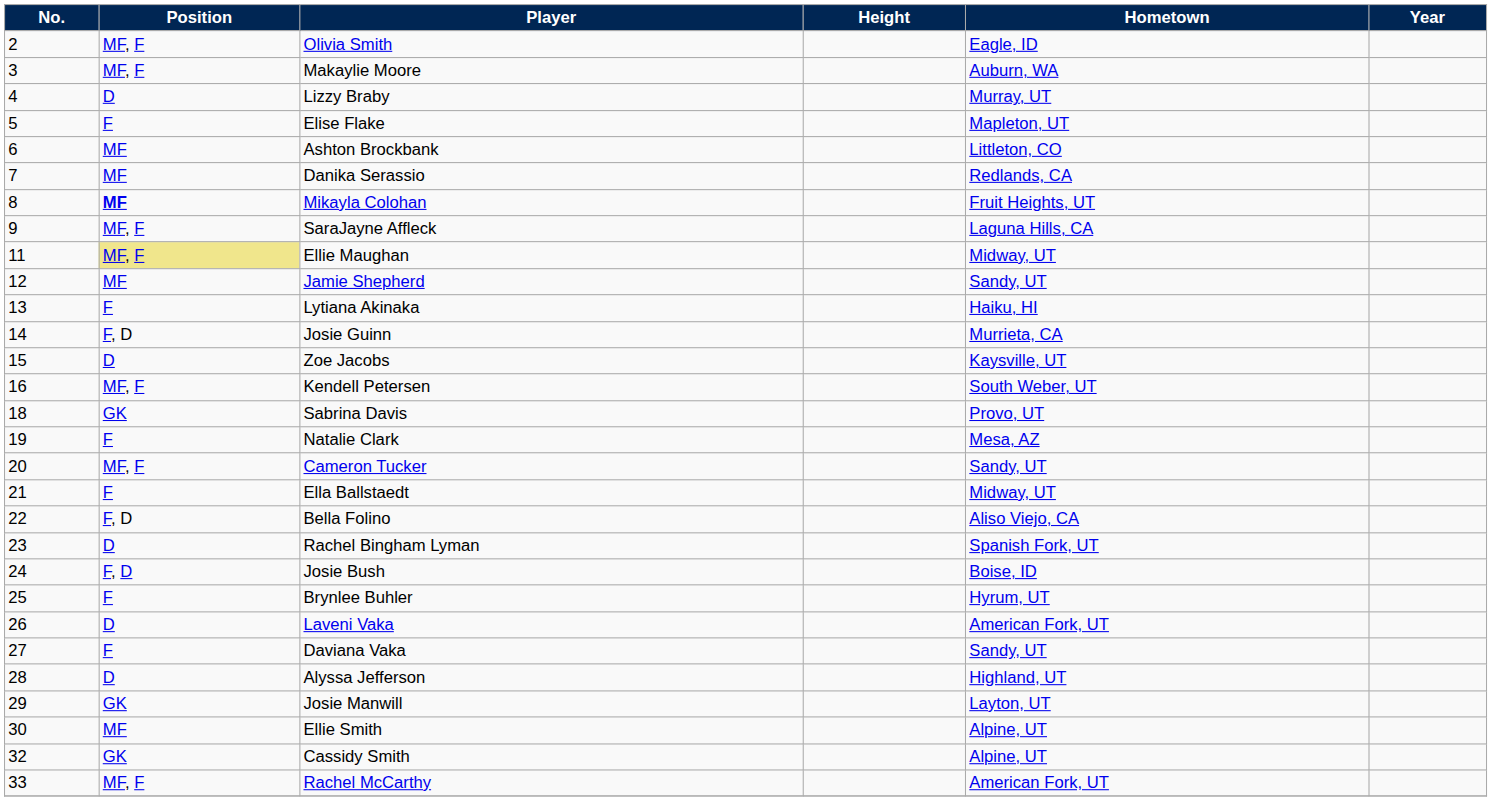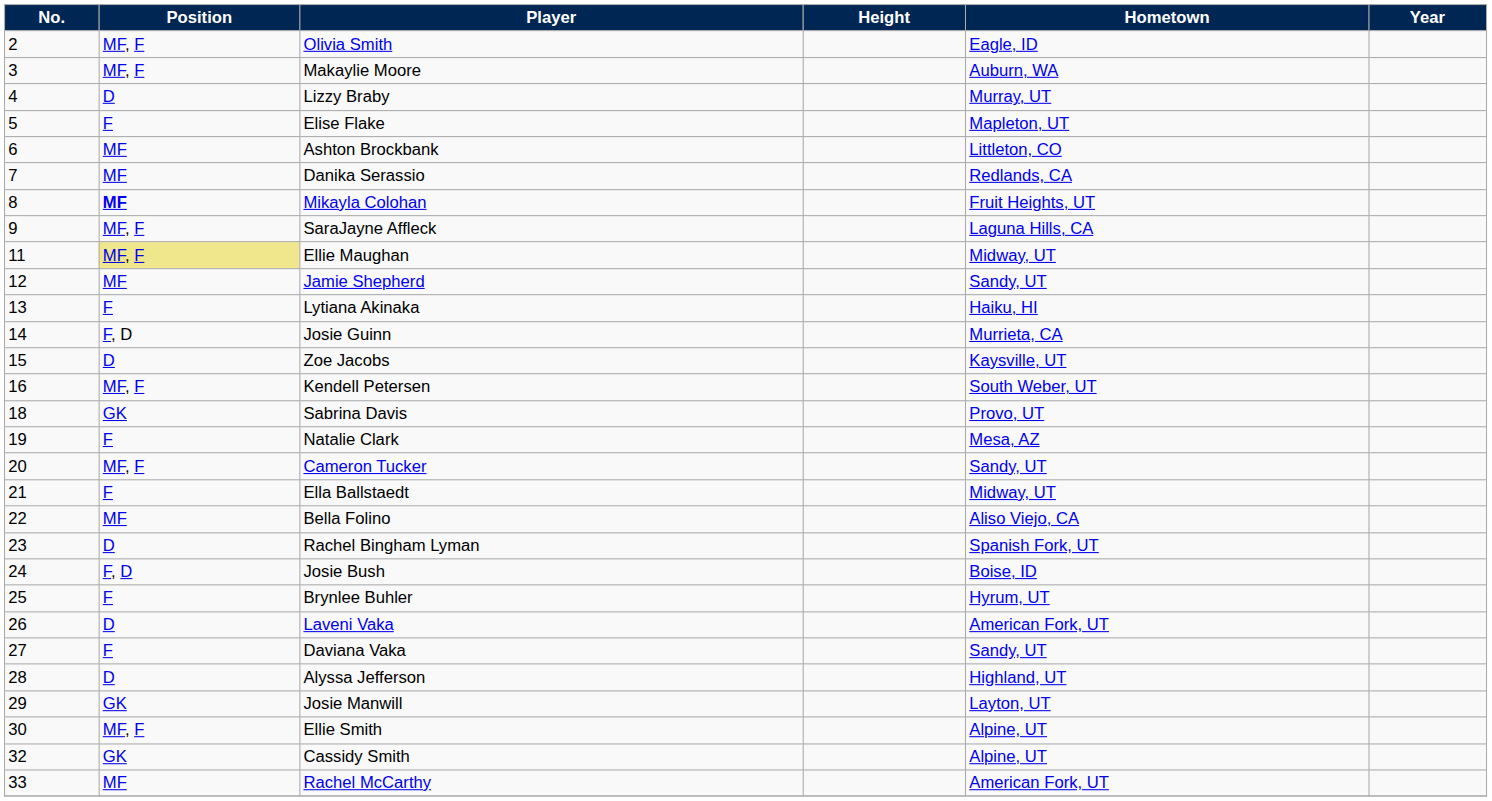(118, 519) F, D -> (115, 519) MF
(115, 730) MF -> (124, 730) MF, F
(124, 783) MF, F -> (115, 783) MF
